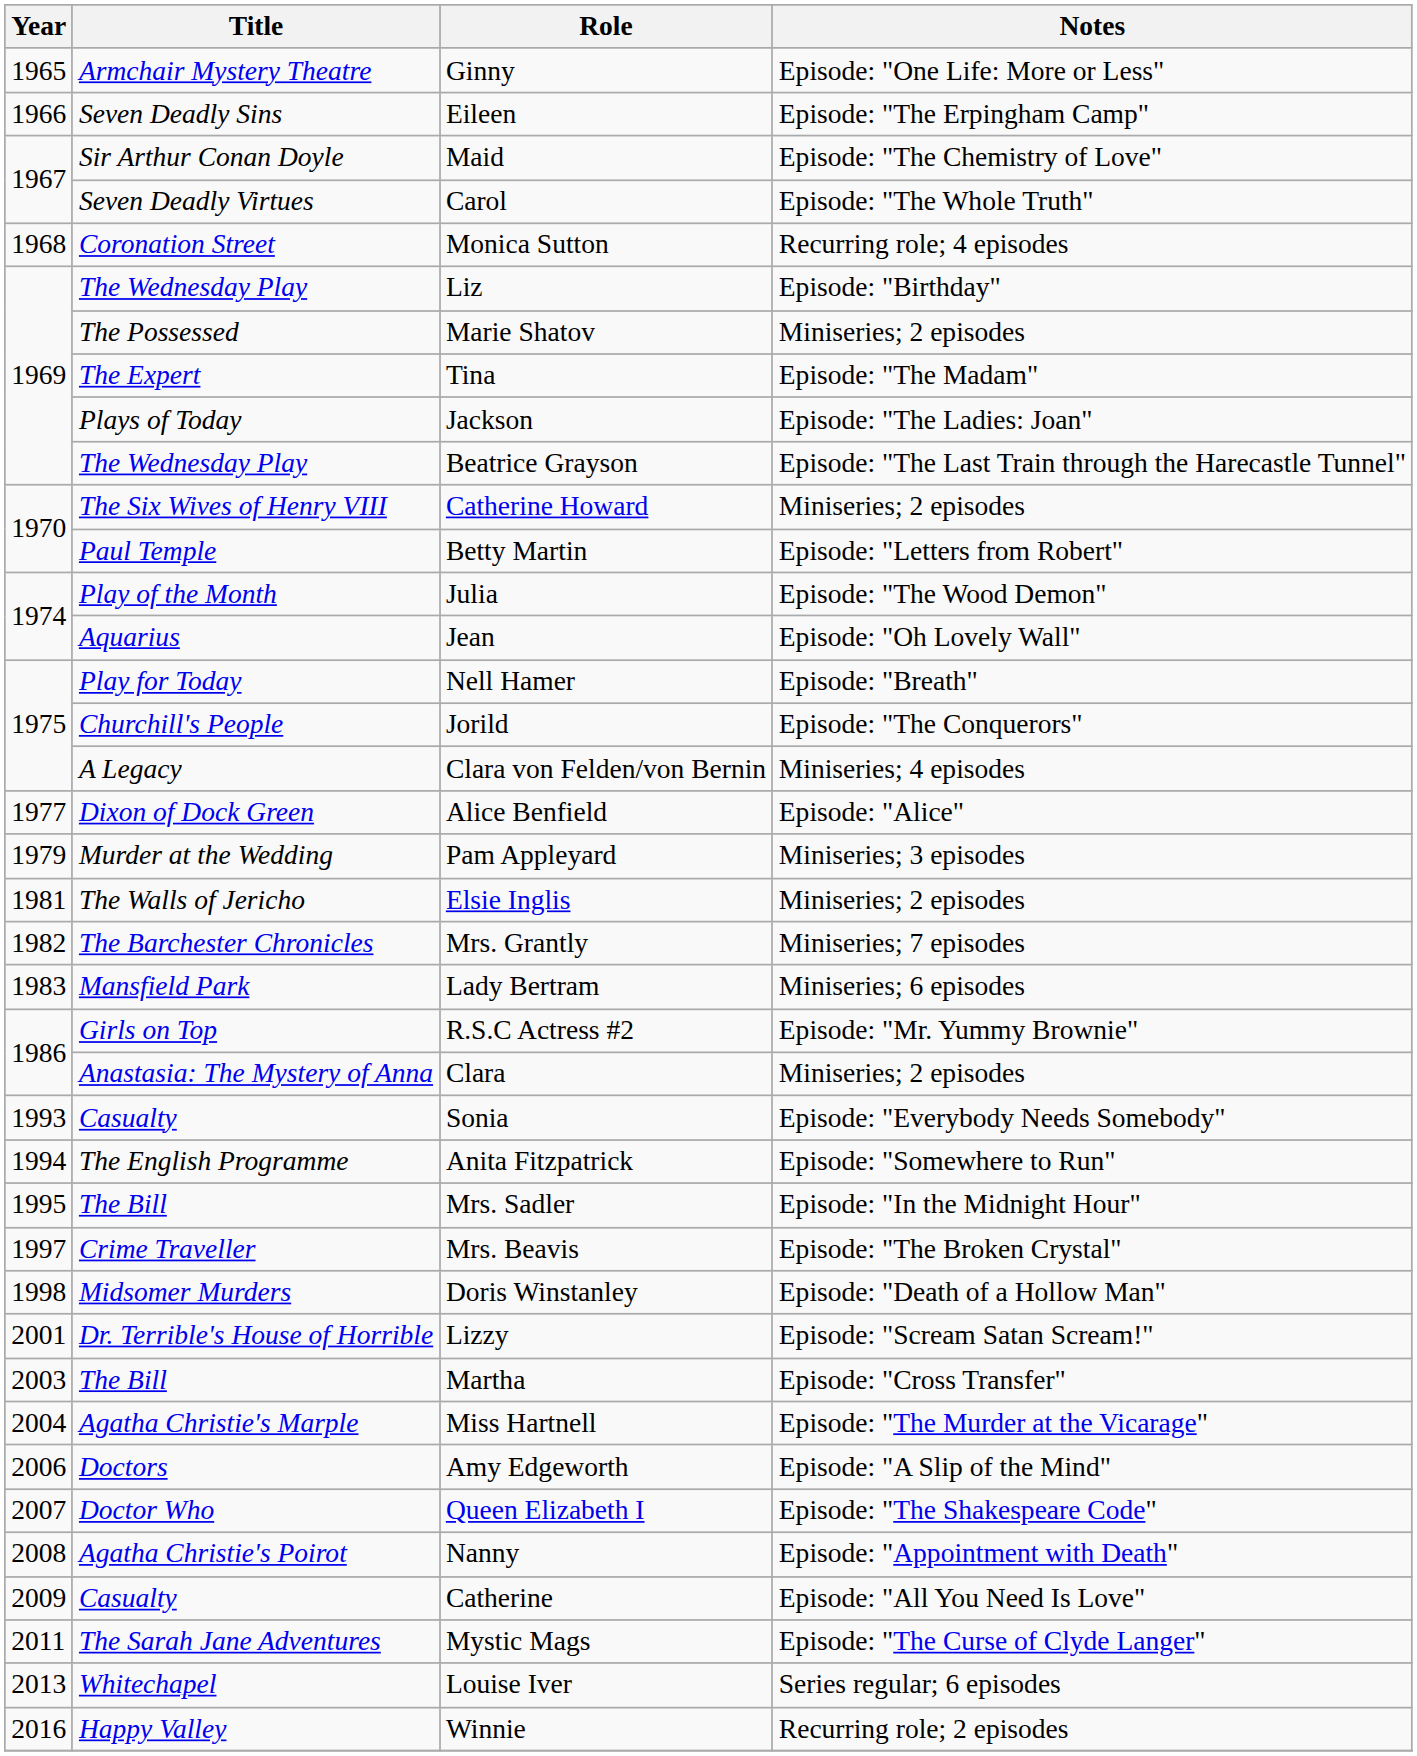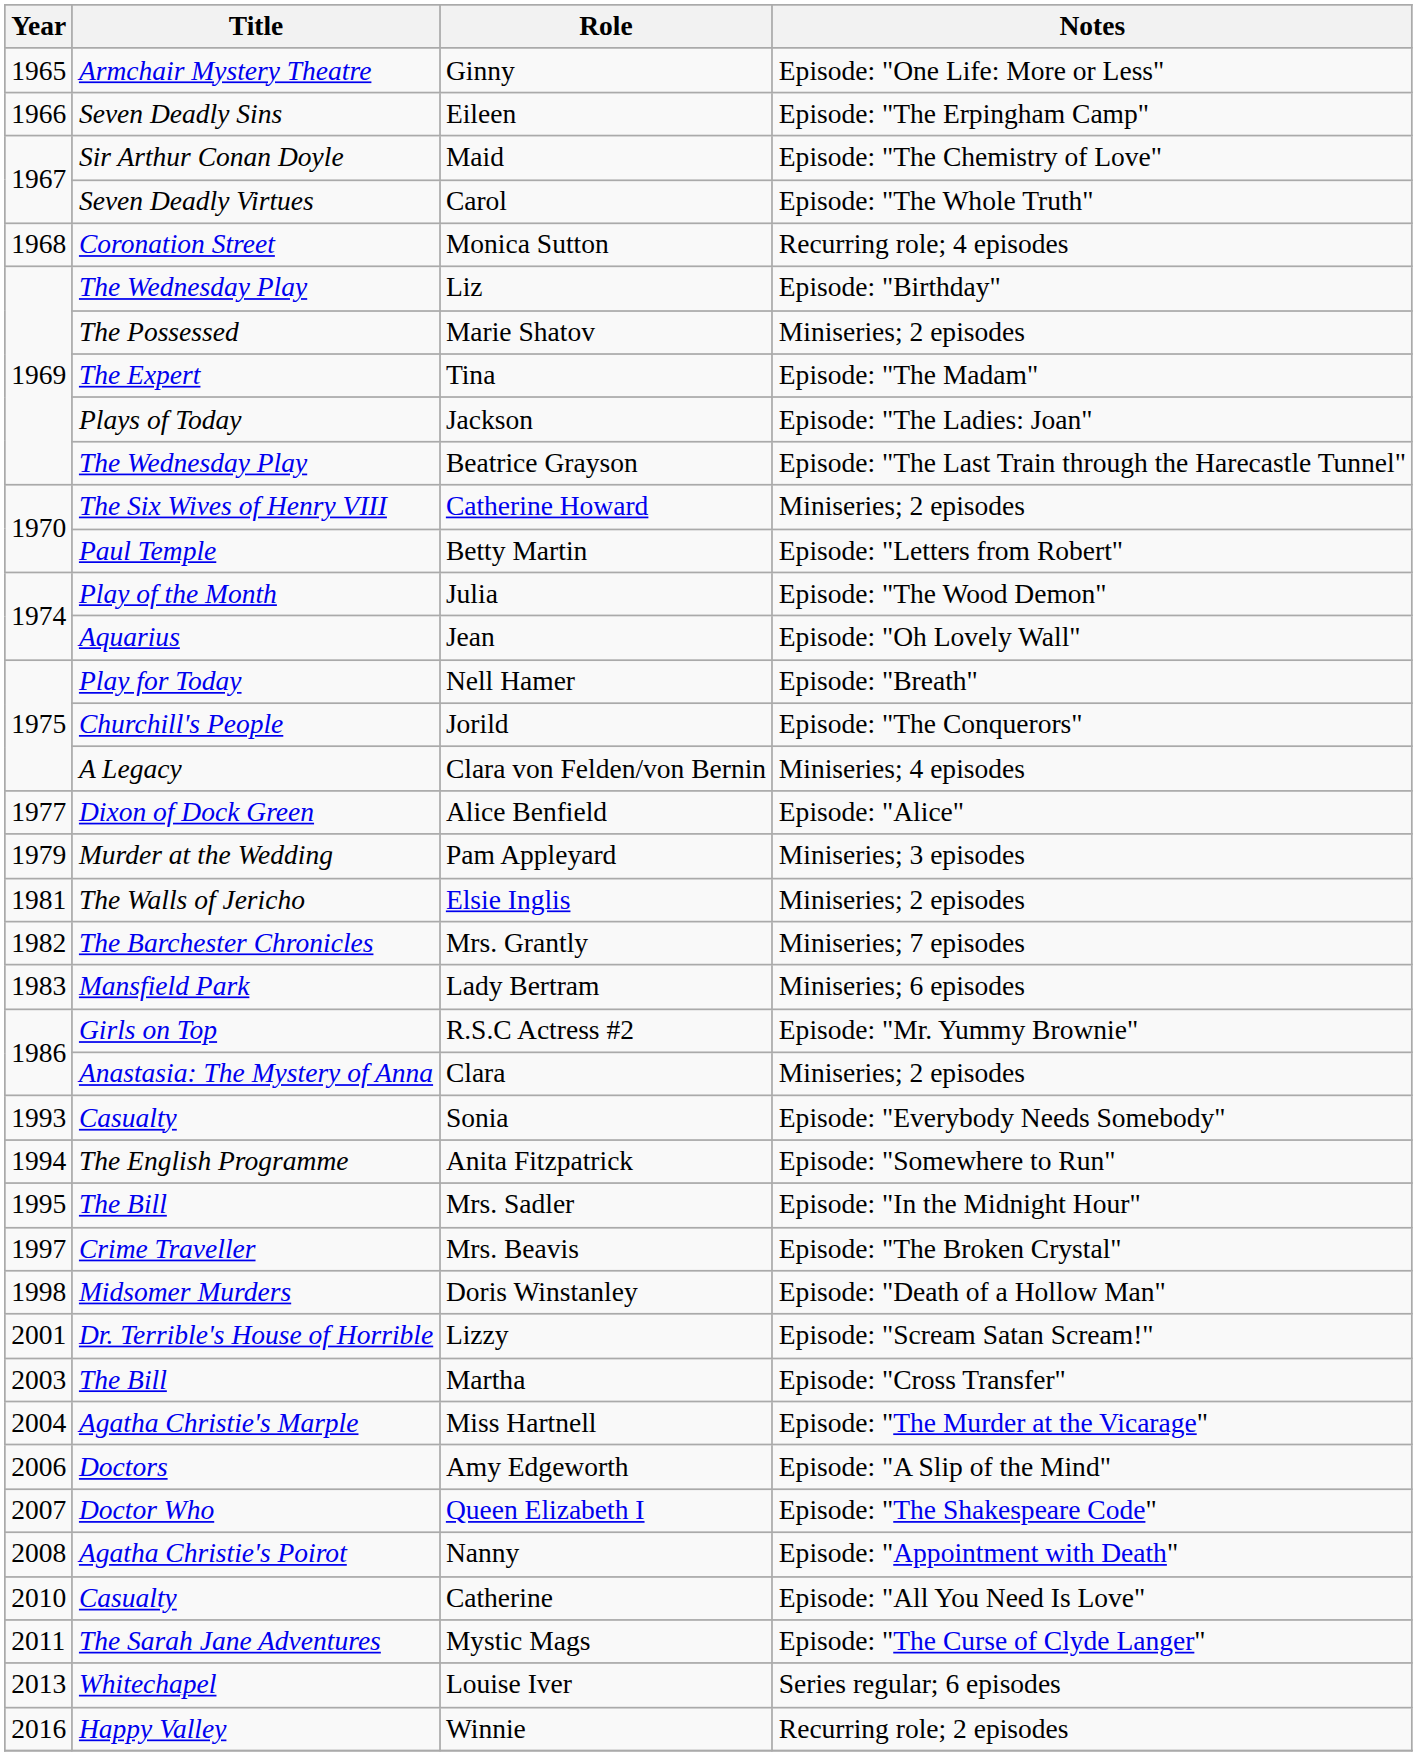(39, 1597) 2009 -> (39, 1597) 2010
